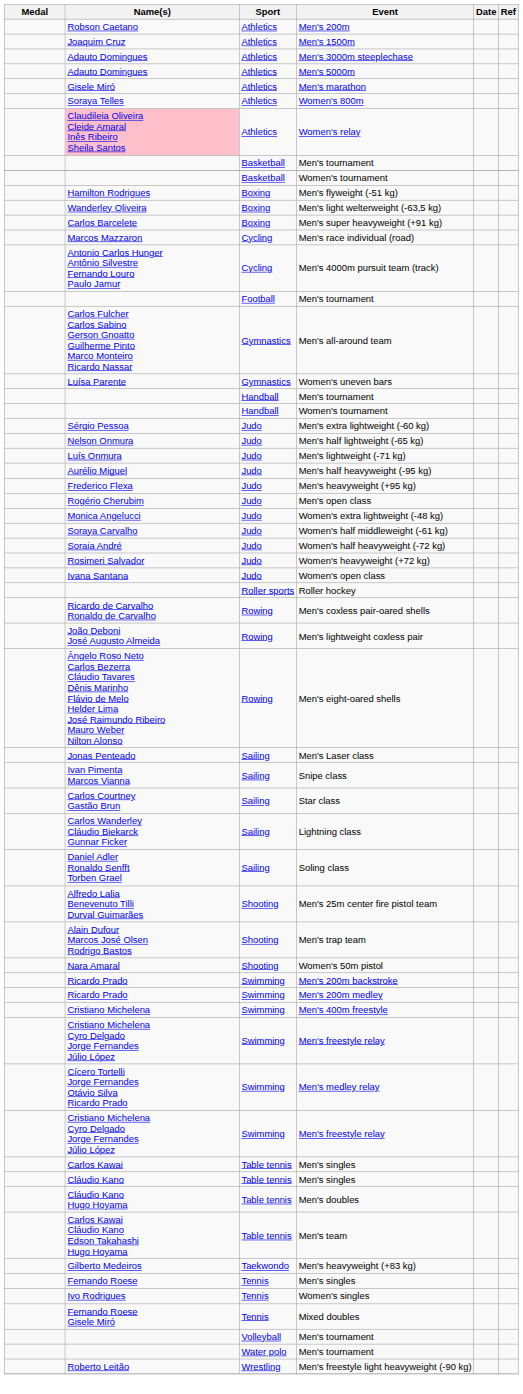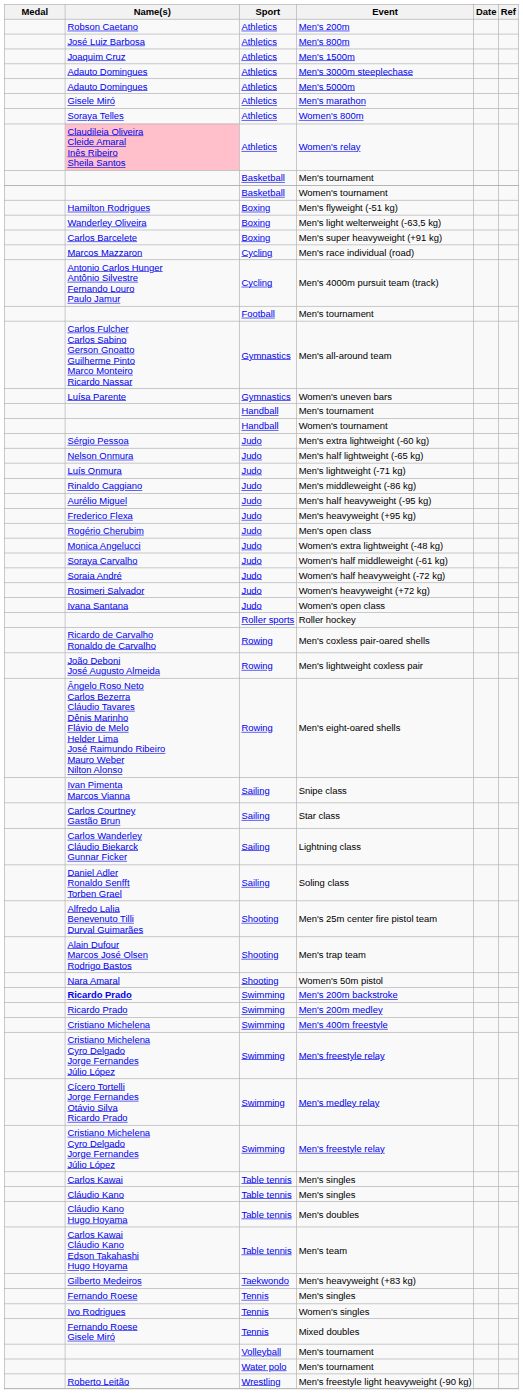+ row: (259, 42)
+ row: (252, 486)
- row: (256, 755)
(98, 980) normal -> (100, 995) bold
